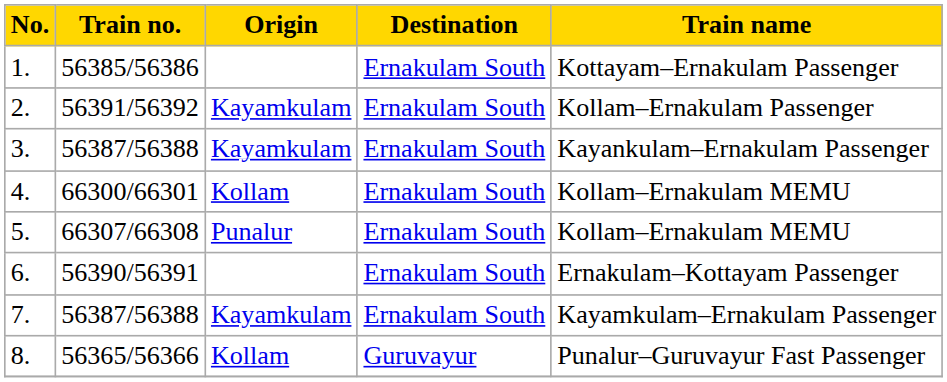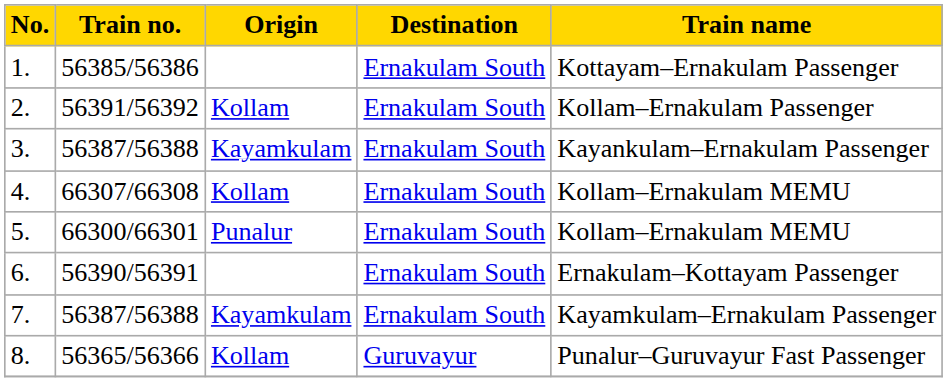(281, 107) Kayamkulam -> (250, 107) Kollam
(130, 190) 66300/66301 -> (130, 190) 66307/66308
(130, 231) 66307/66308 -> (130, 231) 66300/66301
